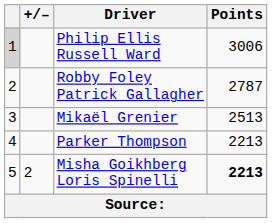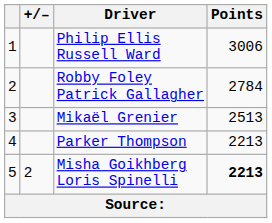(12, 48) lightgrey background -> (12, 48) no background
(246, 88) 2787 -> (246, 88) 2784
